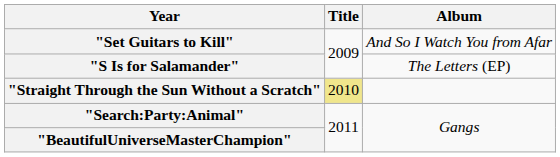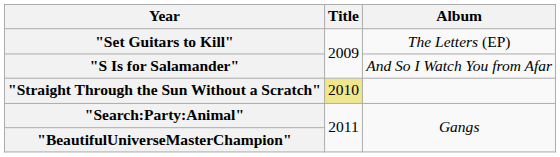(459, 41) And So I Watch You from Afar -> (459, 41) The Letters (EP)
(459, 66) The Letters (EP) -> (459, 66) And So I Watch You from Afar
